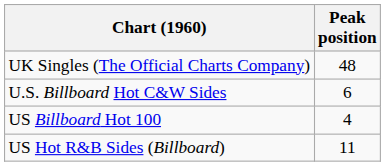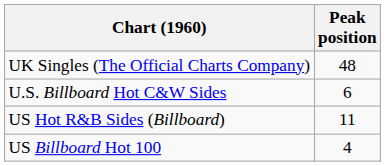rows swapped: (85, 119) <-> (117, 147)
